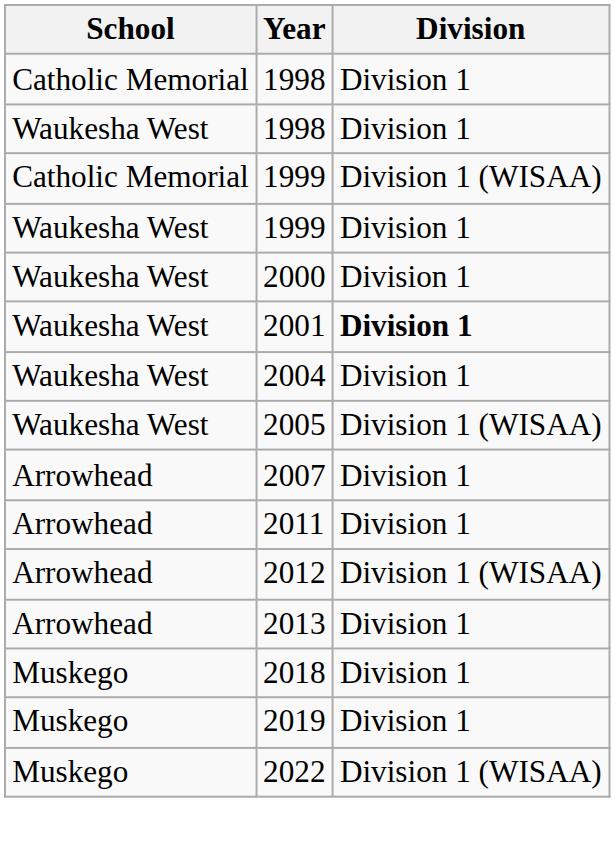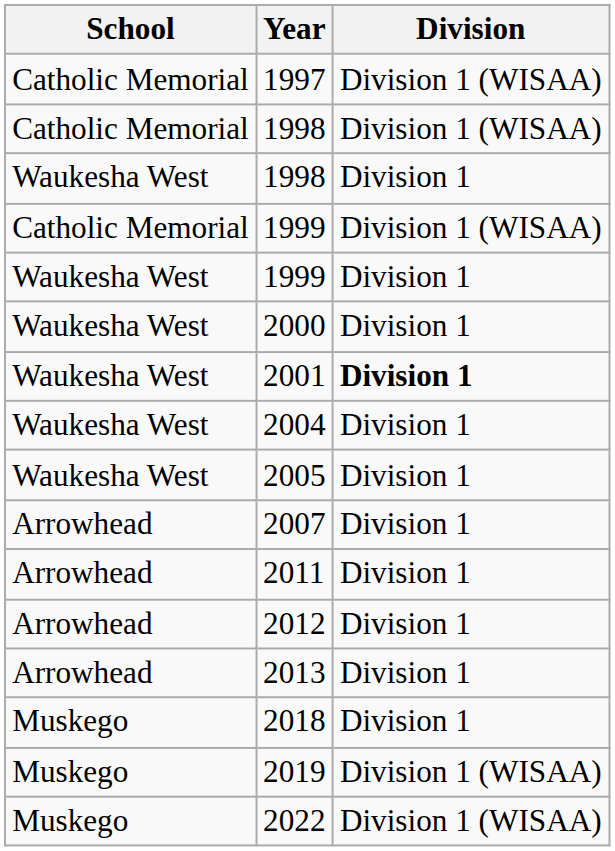+ row: (130, 78)
(405, 78) Division 1 -> (471, 128) Division 1 (WISAA)
(471, 425) Division 1 (WISAA) -> (405, 474) Division 1
(471, 573) Division 1 (WISAA) -> (405, 623) Division 1
(405, 721) Division 1 -> (471, 771) Division 1 (WISAA)
